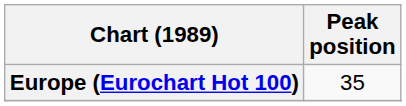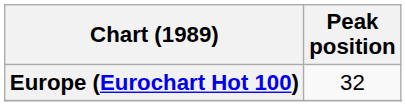(352, 82) 35 -> (352, 82) 32
